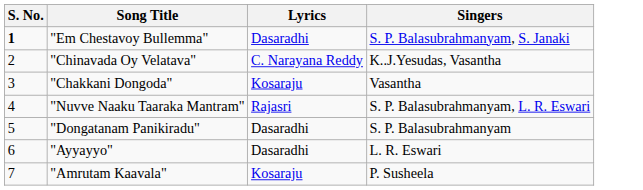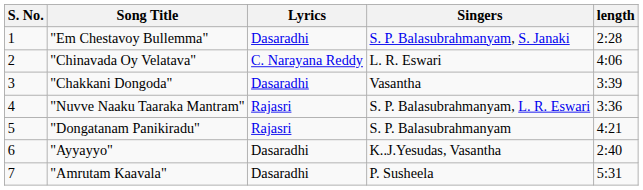+ column: (616, 15)
(11, 38) bold -> (11, 38) normal
(435, 60) K..J.Yesudas, Vasantha -> (406, 60) L. R. Eswari
(277, 83) Kosaraju -> (280, 83) Dasaradhi
(280, 128) Dasaradhi -> (271, 128) Rajasri
(406, 151) L. R. Eswari -> (435, 151) K..J.Yesudas, Vasantha
(277, 173) Kosaraju -> (280, 173) Dasaradhi
